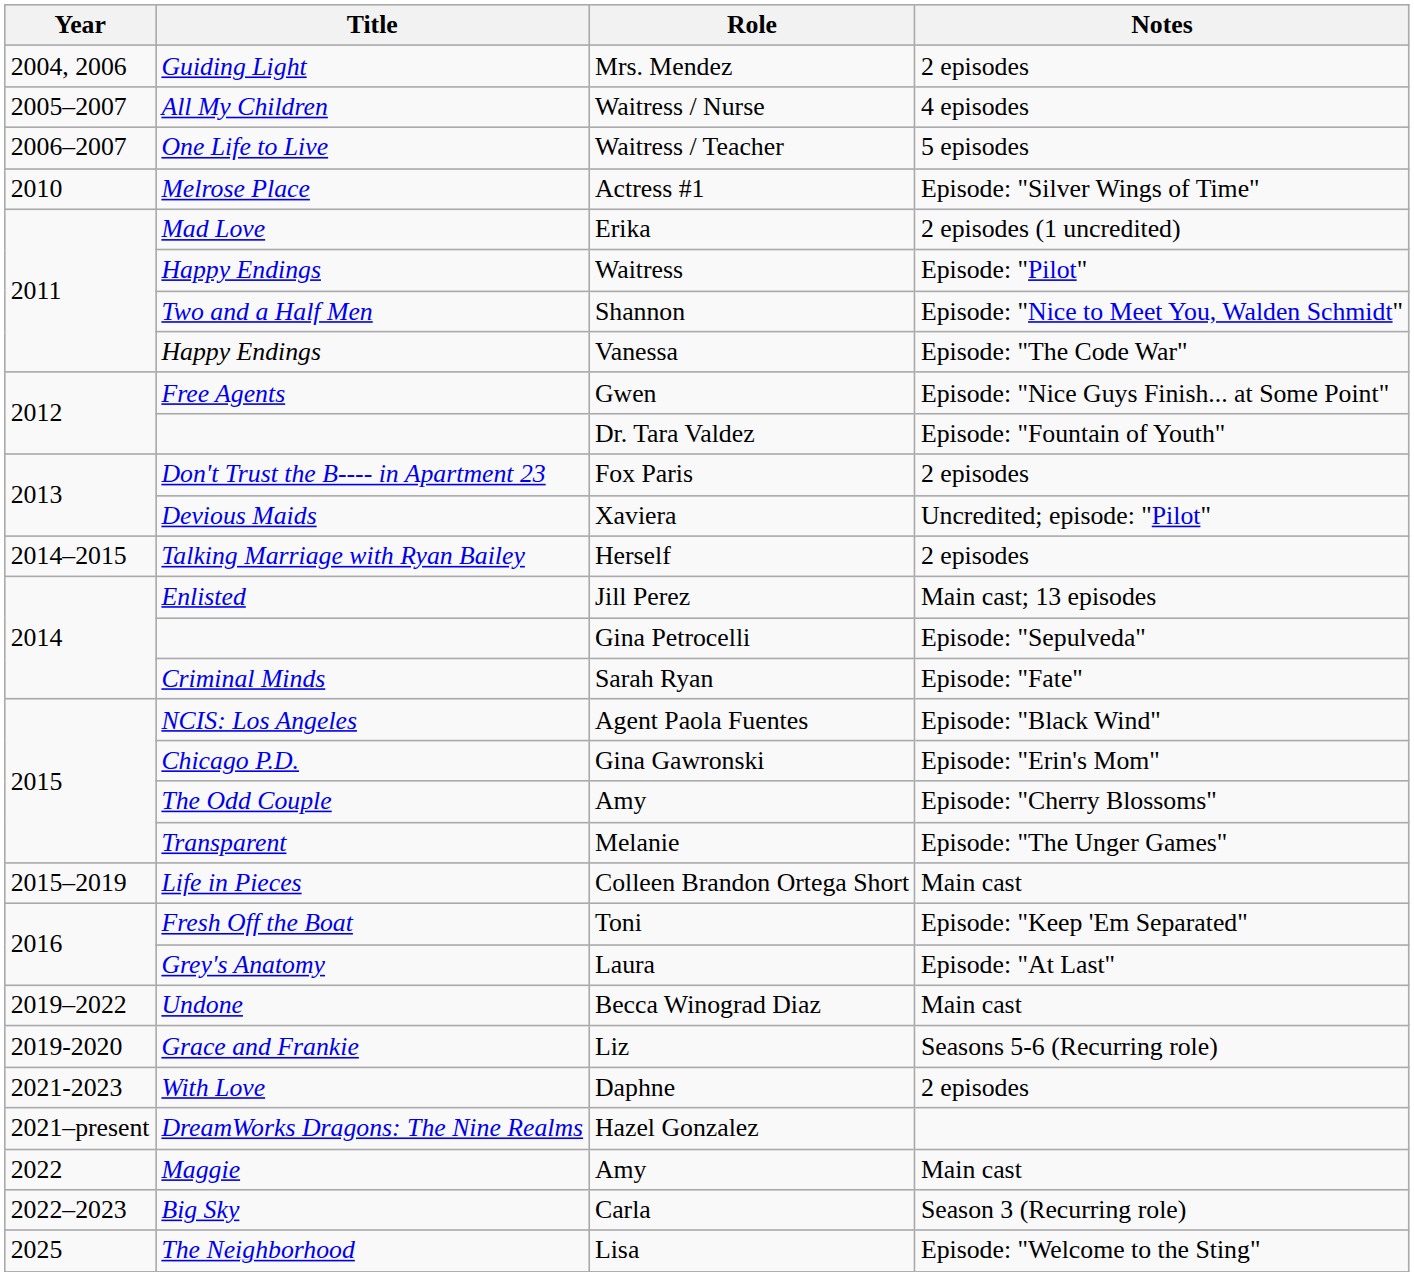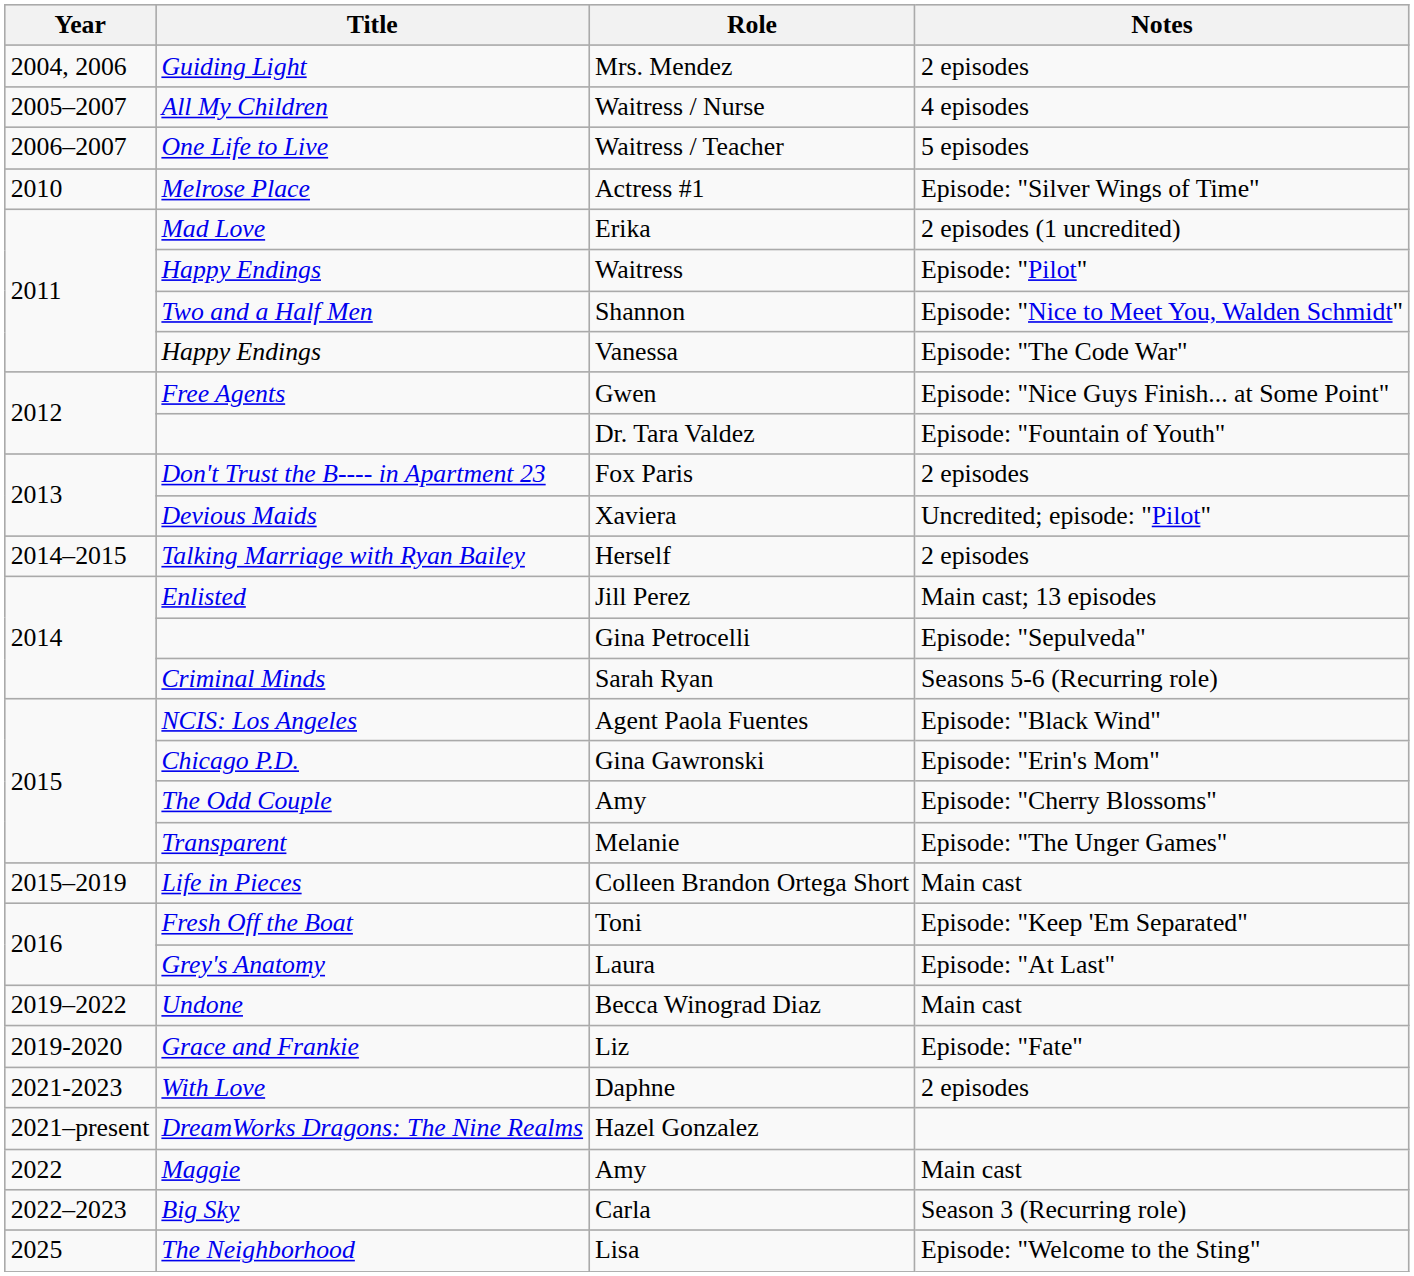(1002, 678) Episode: "Fate" -> (1069, 678) Seasons 5-6 (Recurring role)
(1069, 1046) Seasons 5-6 (Recurring role) -> (1002, 1046) Episode: "Fate"
